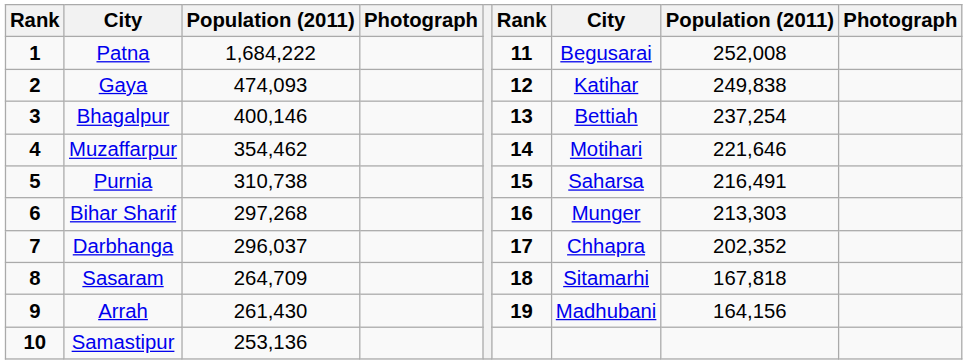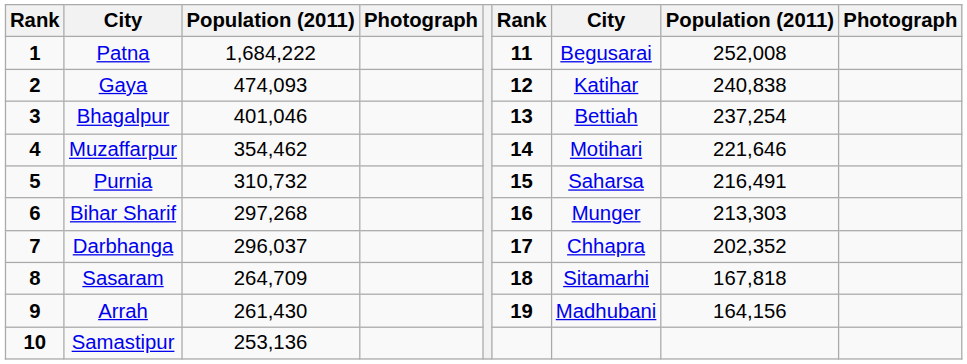(750, 85) 249,838 -> (750, 85) 240,838
(271, 117) 400,146 -> (271, 117) 401,046
(271, 181) 310,738 -> (271, 181) 310,732
